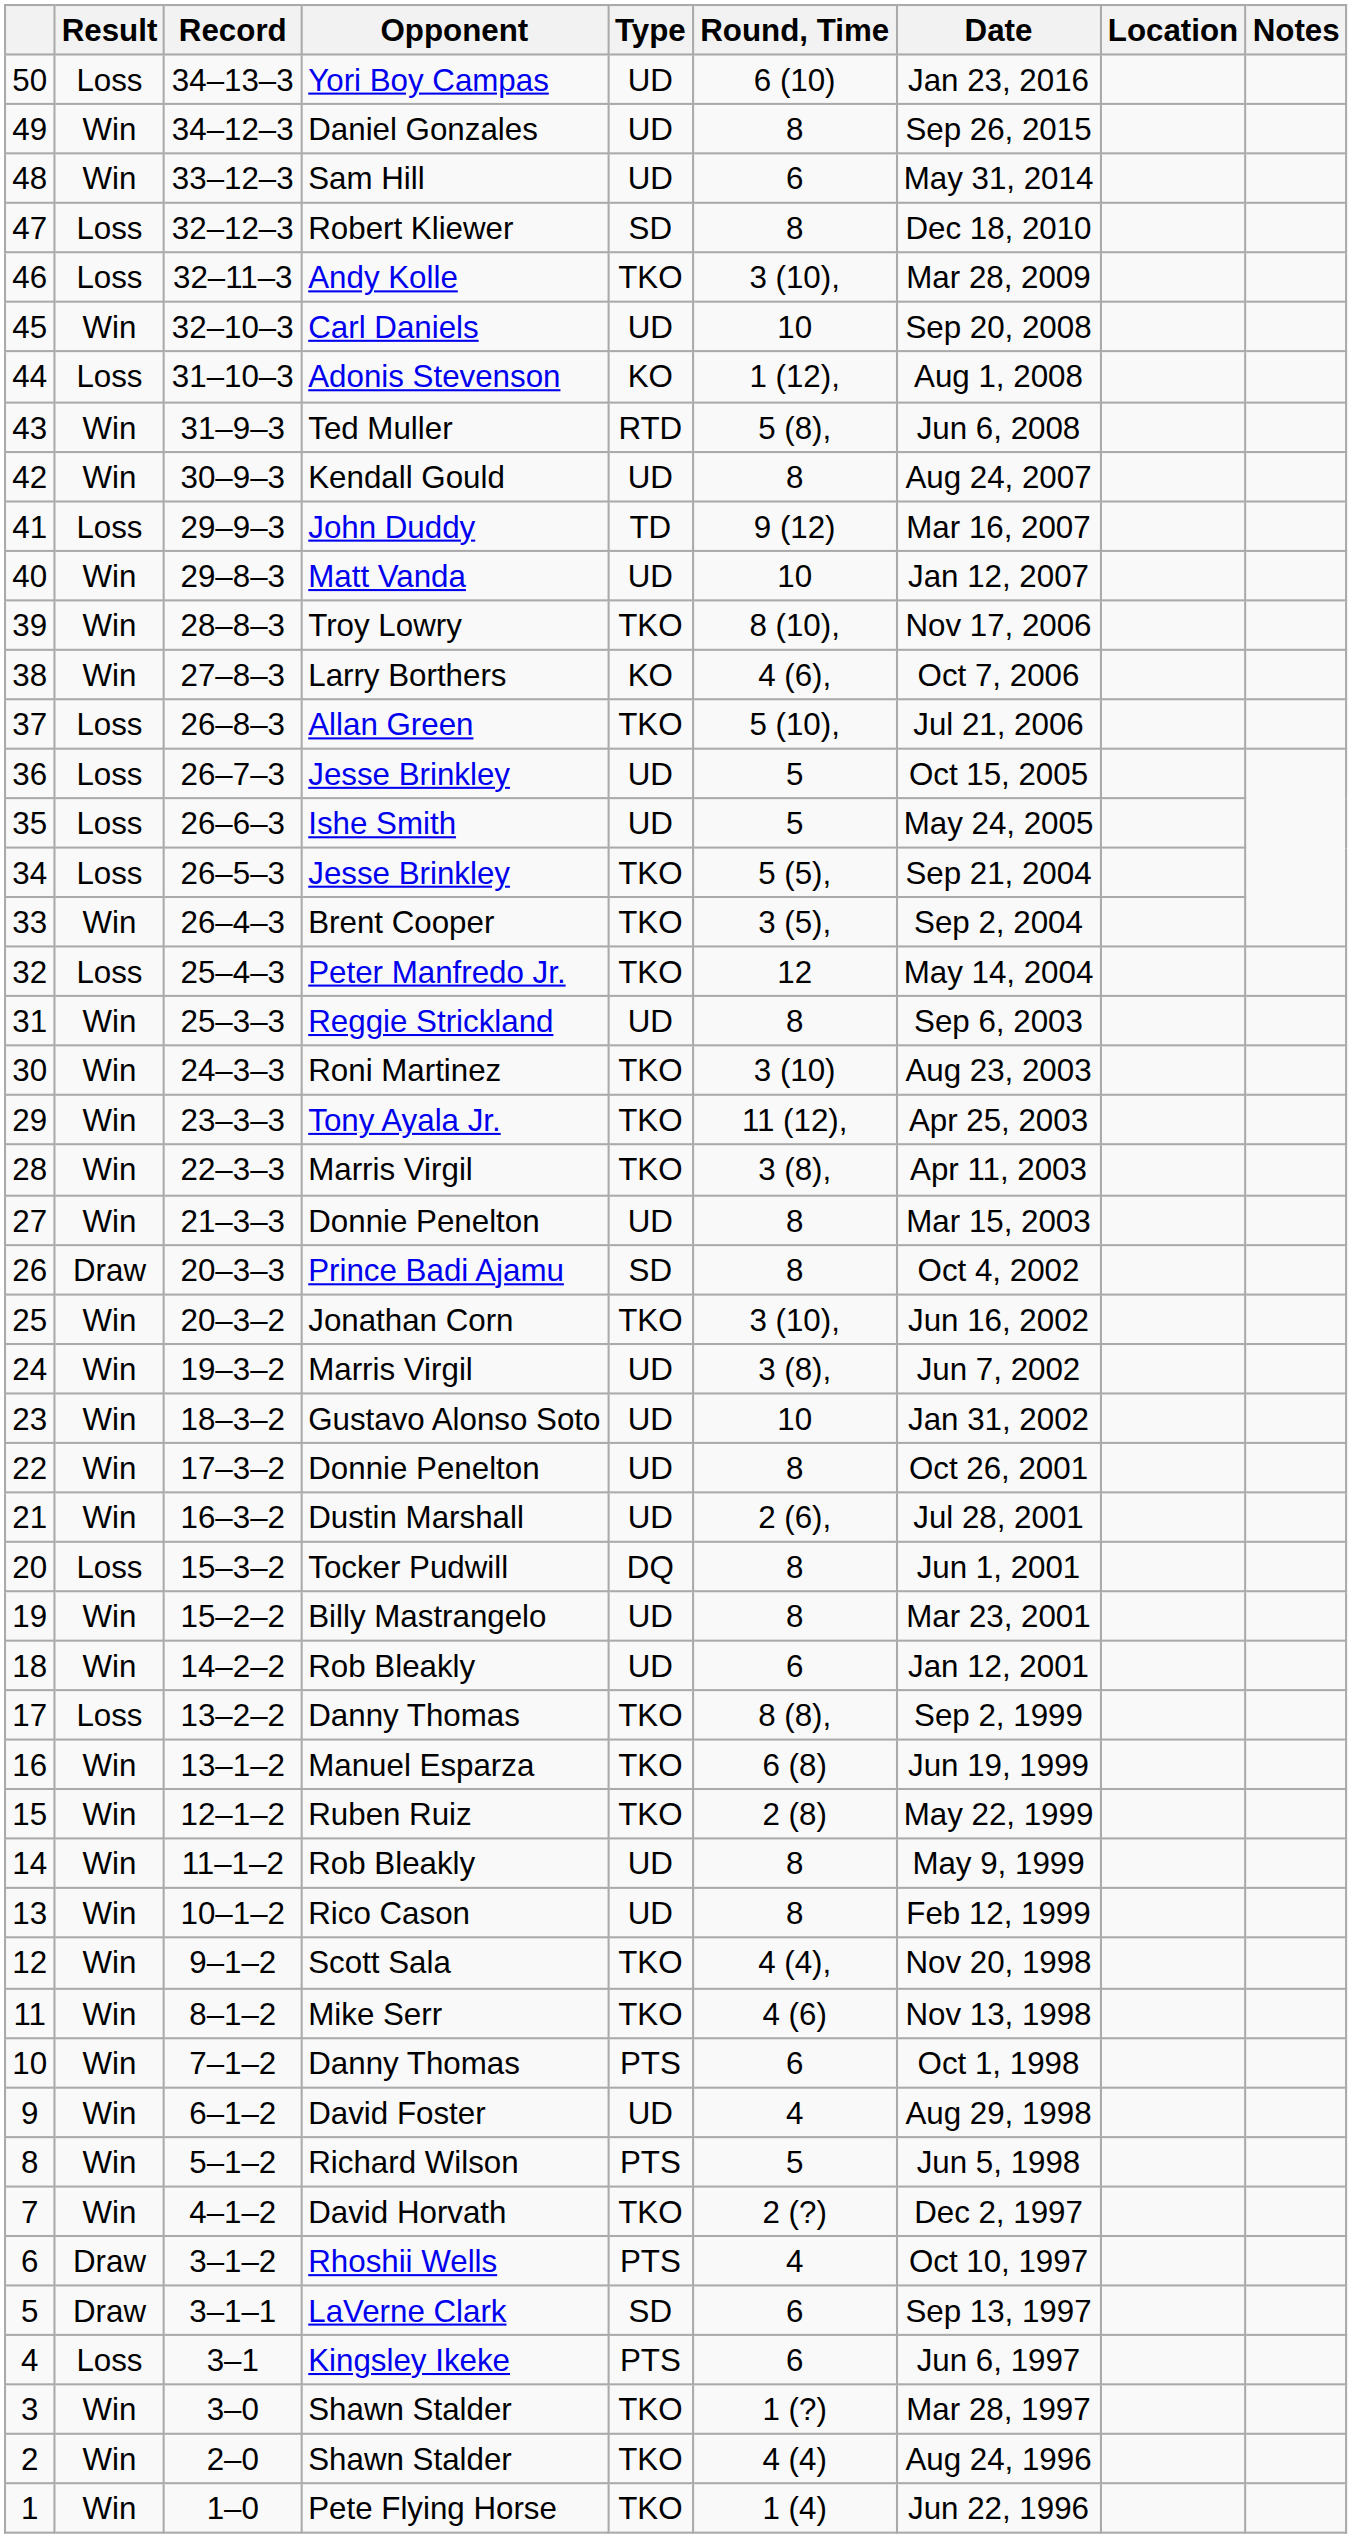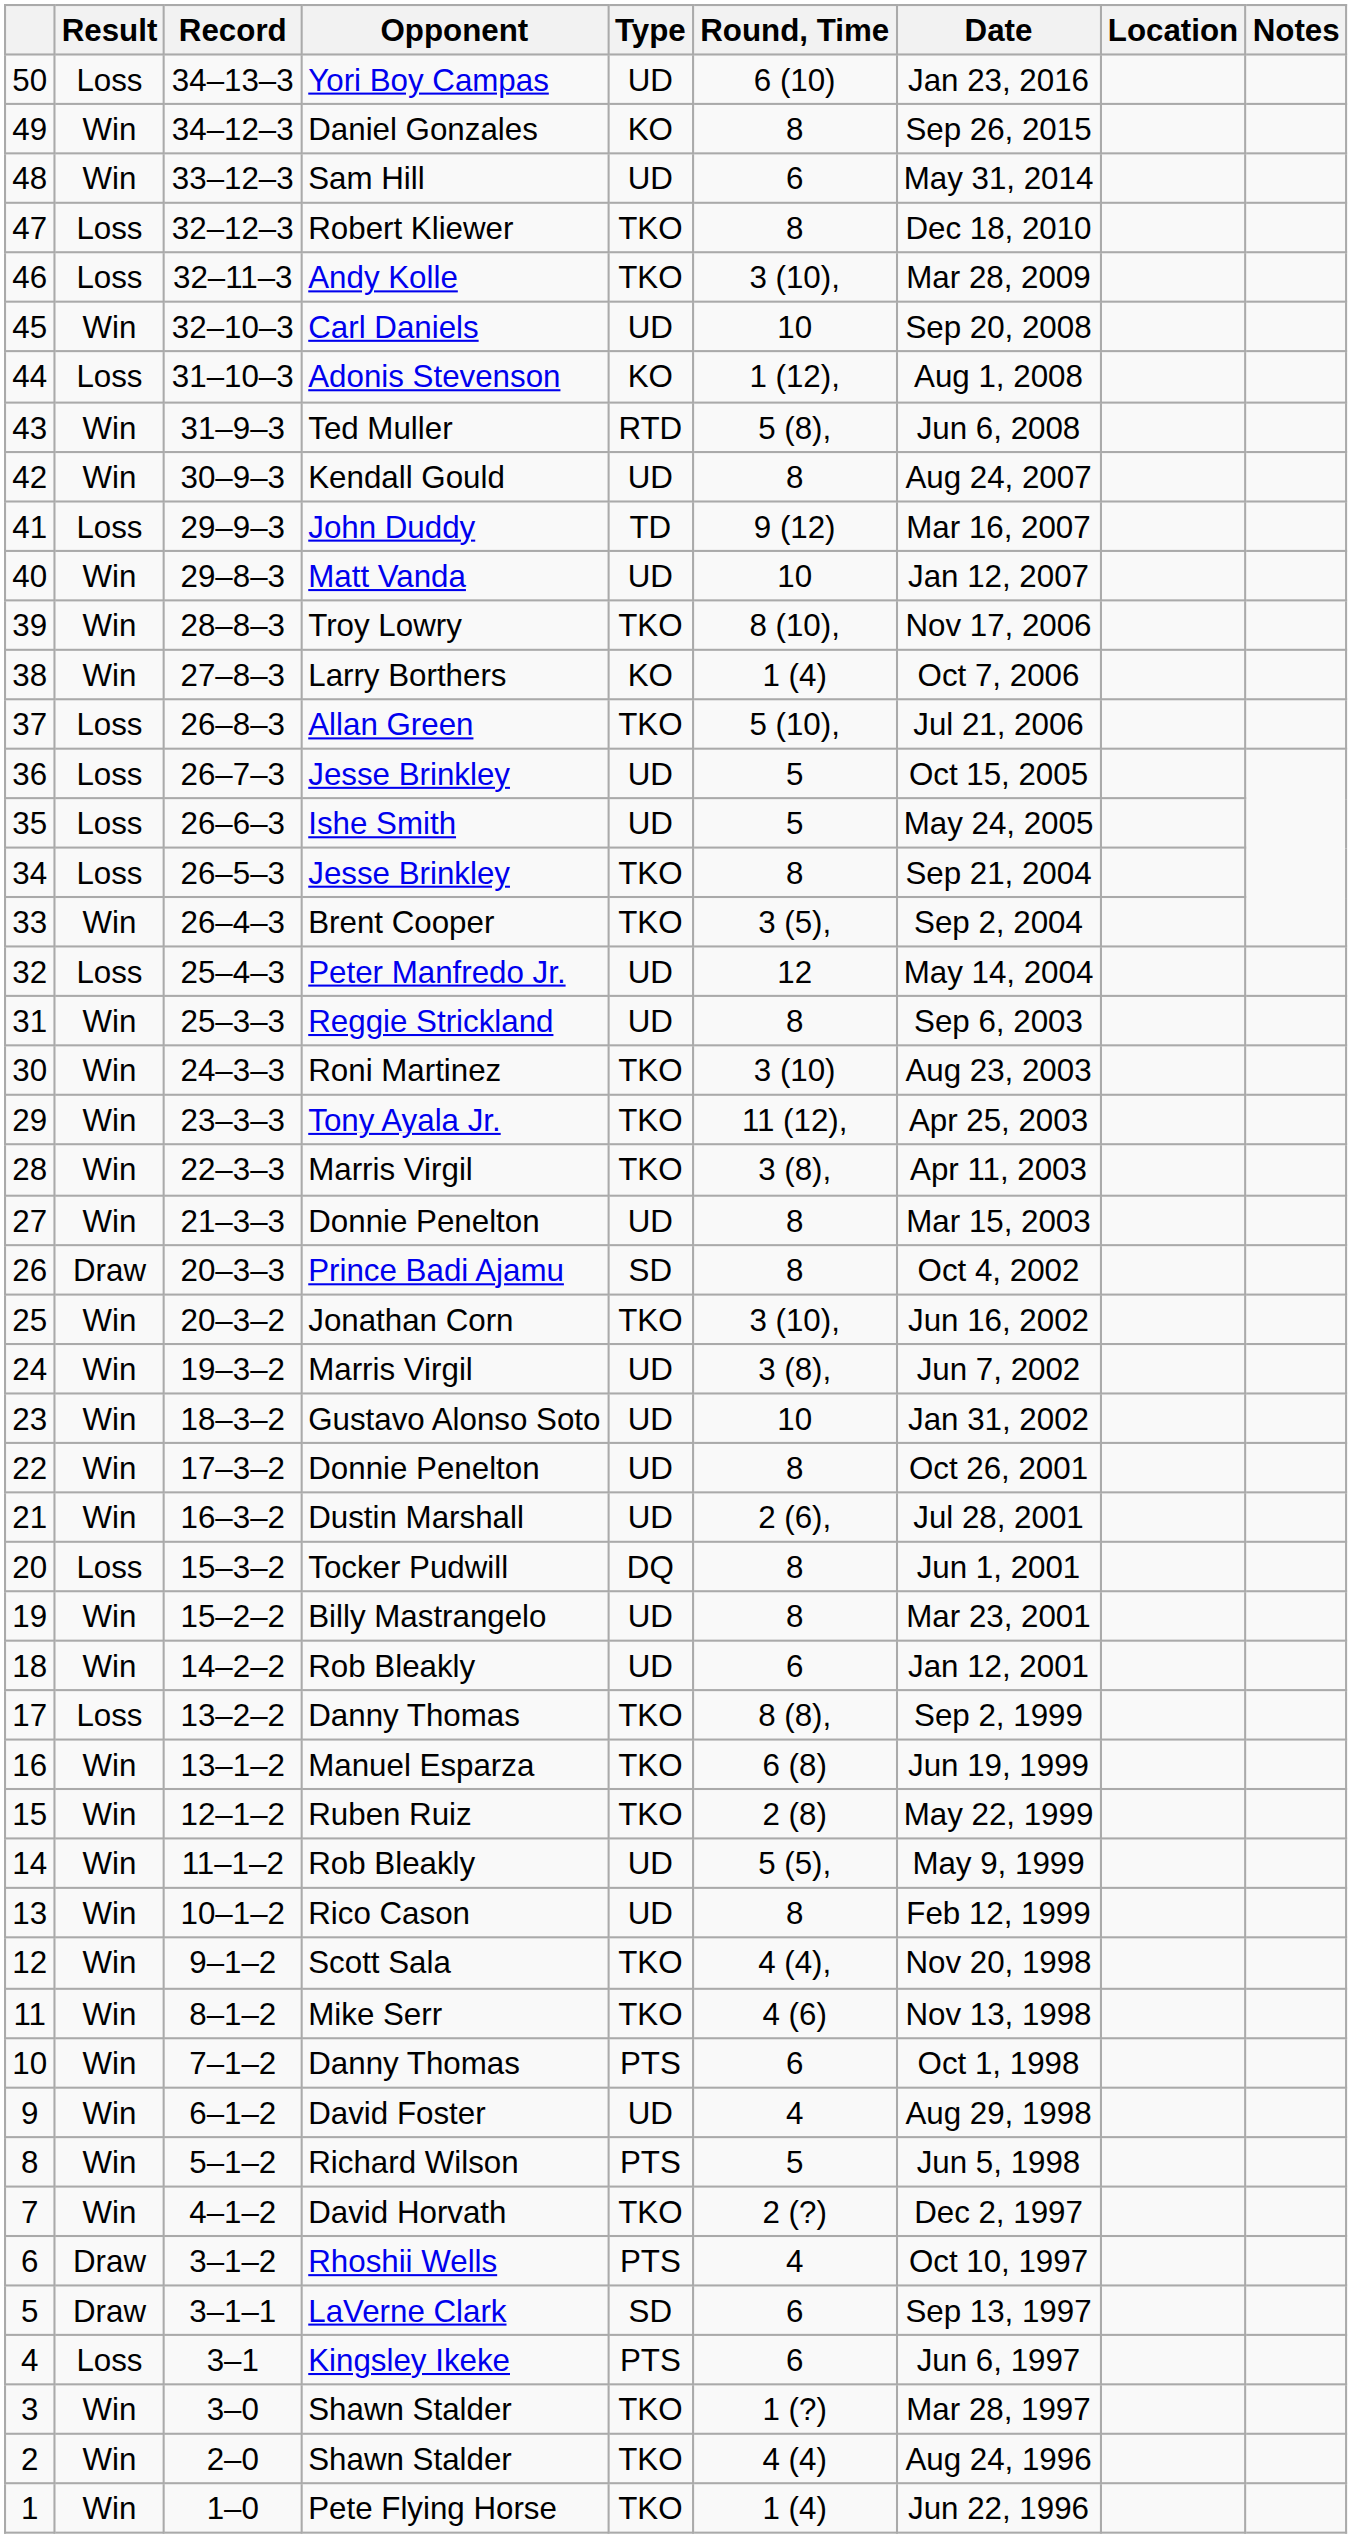(650, 129) UD -> (650, 129) KO
(650, 228) SD -> (650, 228) TKO
(795, 674) 4 (6), -> (795, 674) 1 (4)
(795, 873) 5 (5), -> (795, 873) 8
(650, 972) TKO -> (650, 972) UD
(795, 1864) 8 -> (795, 1864) 5 (5),
